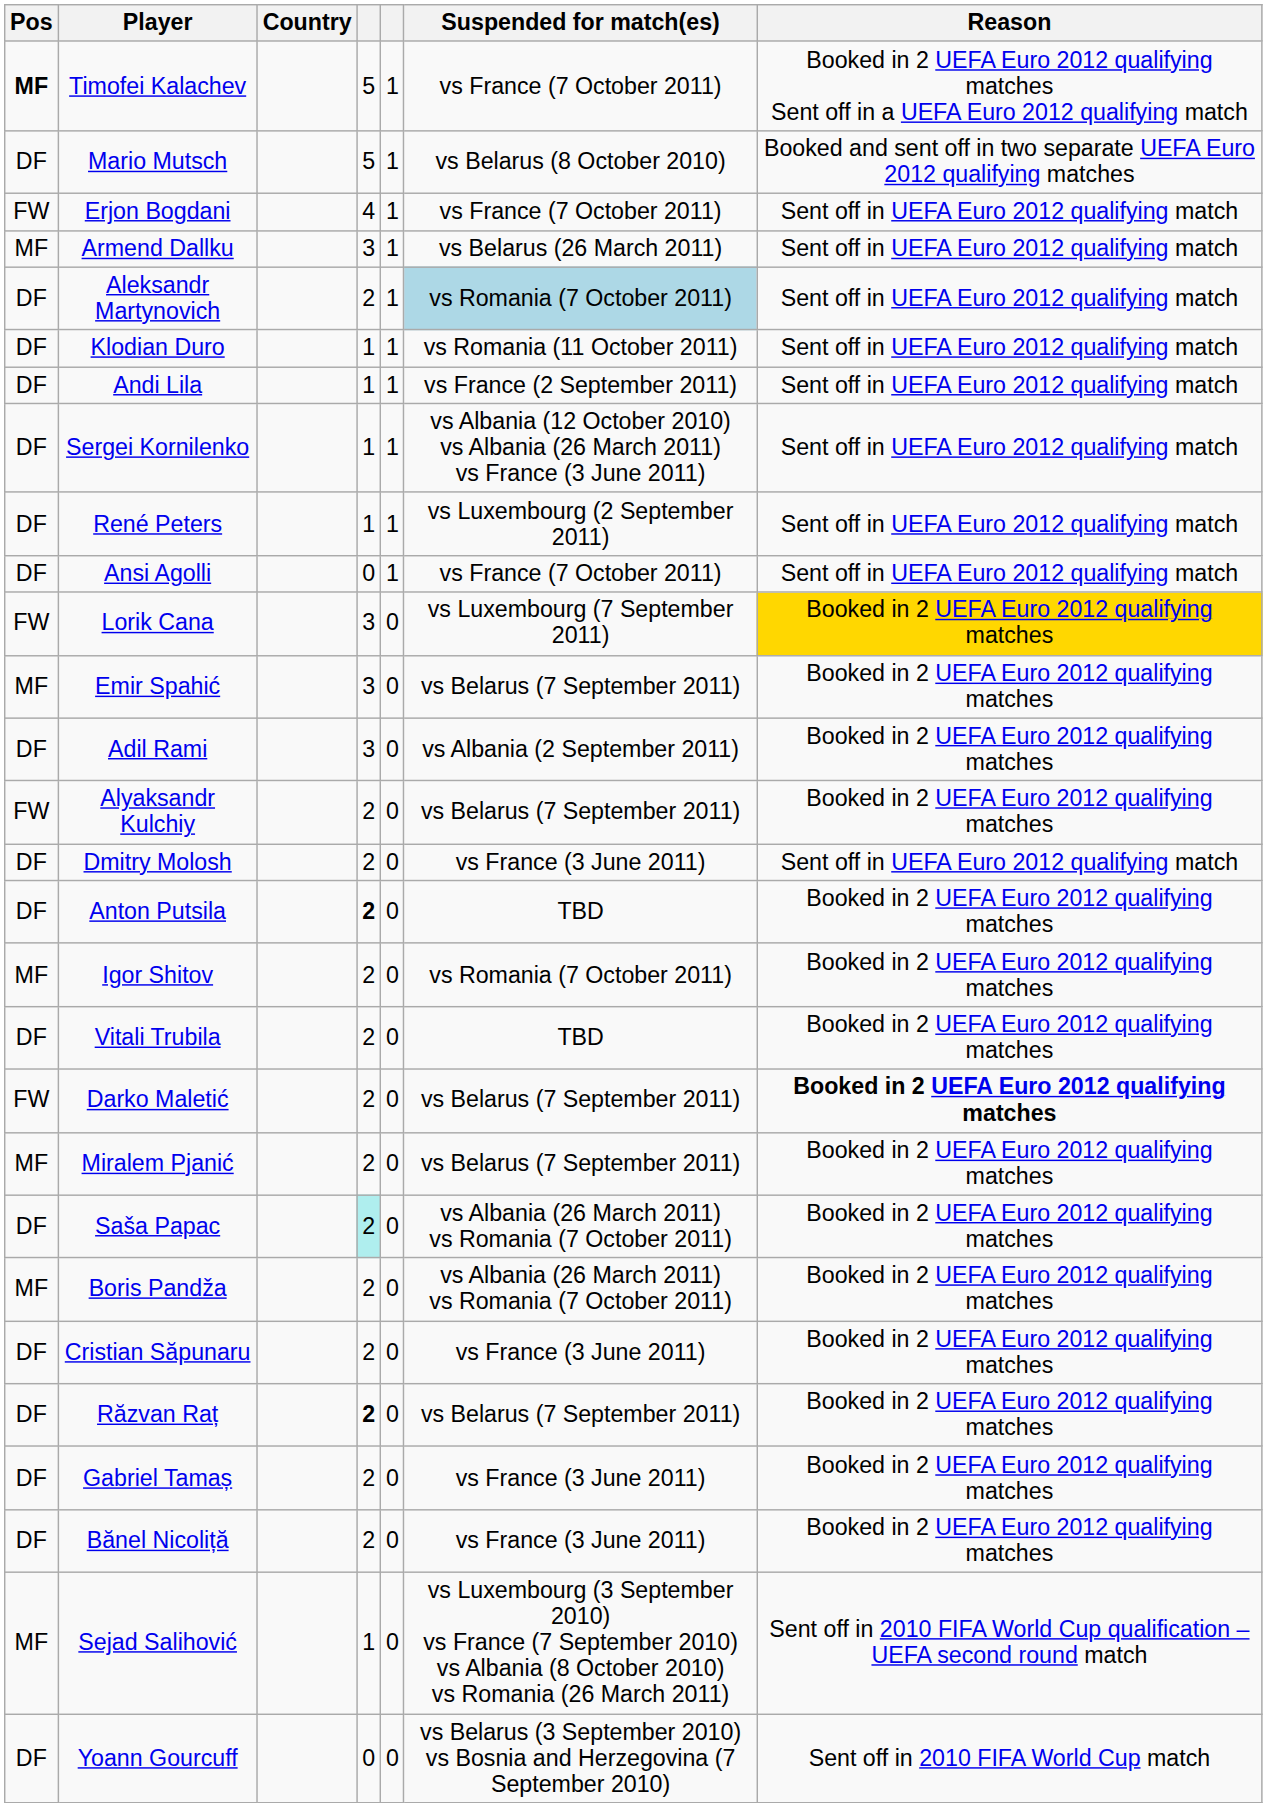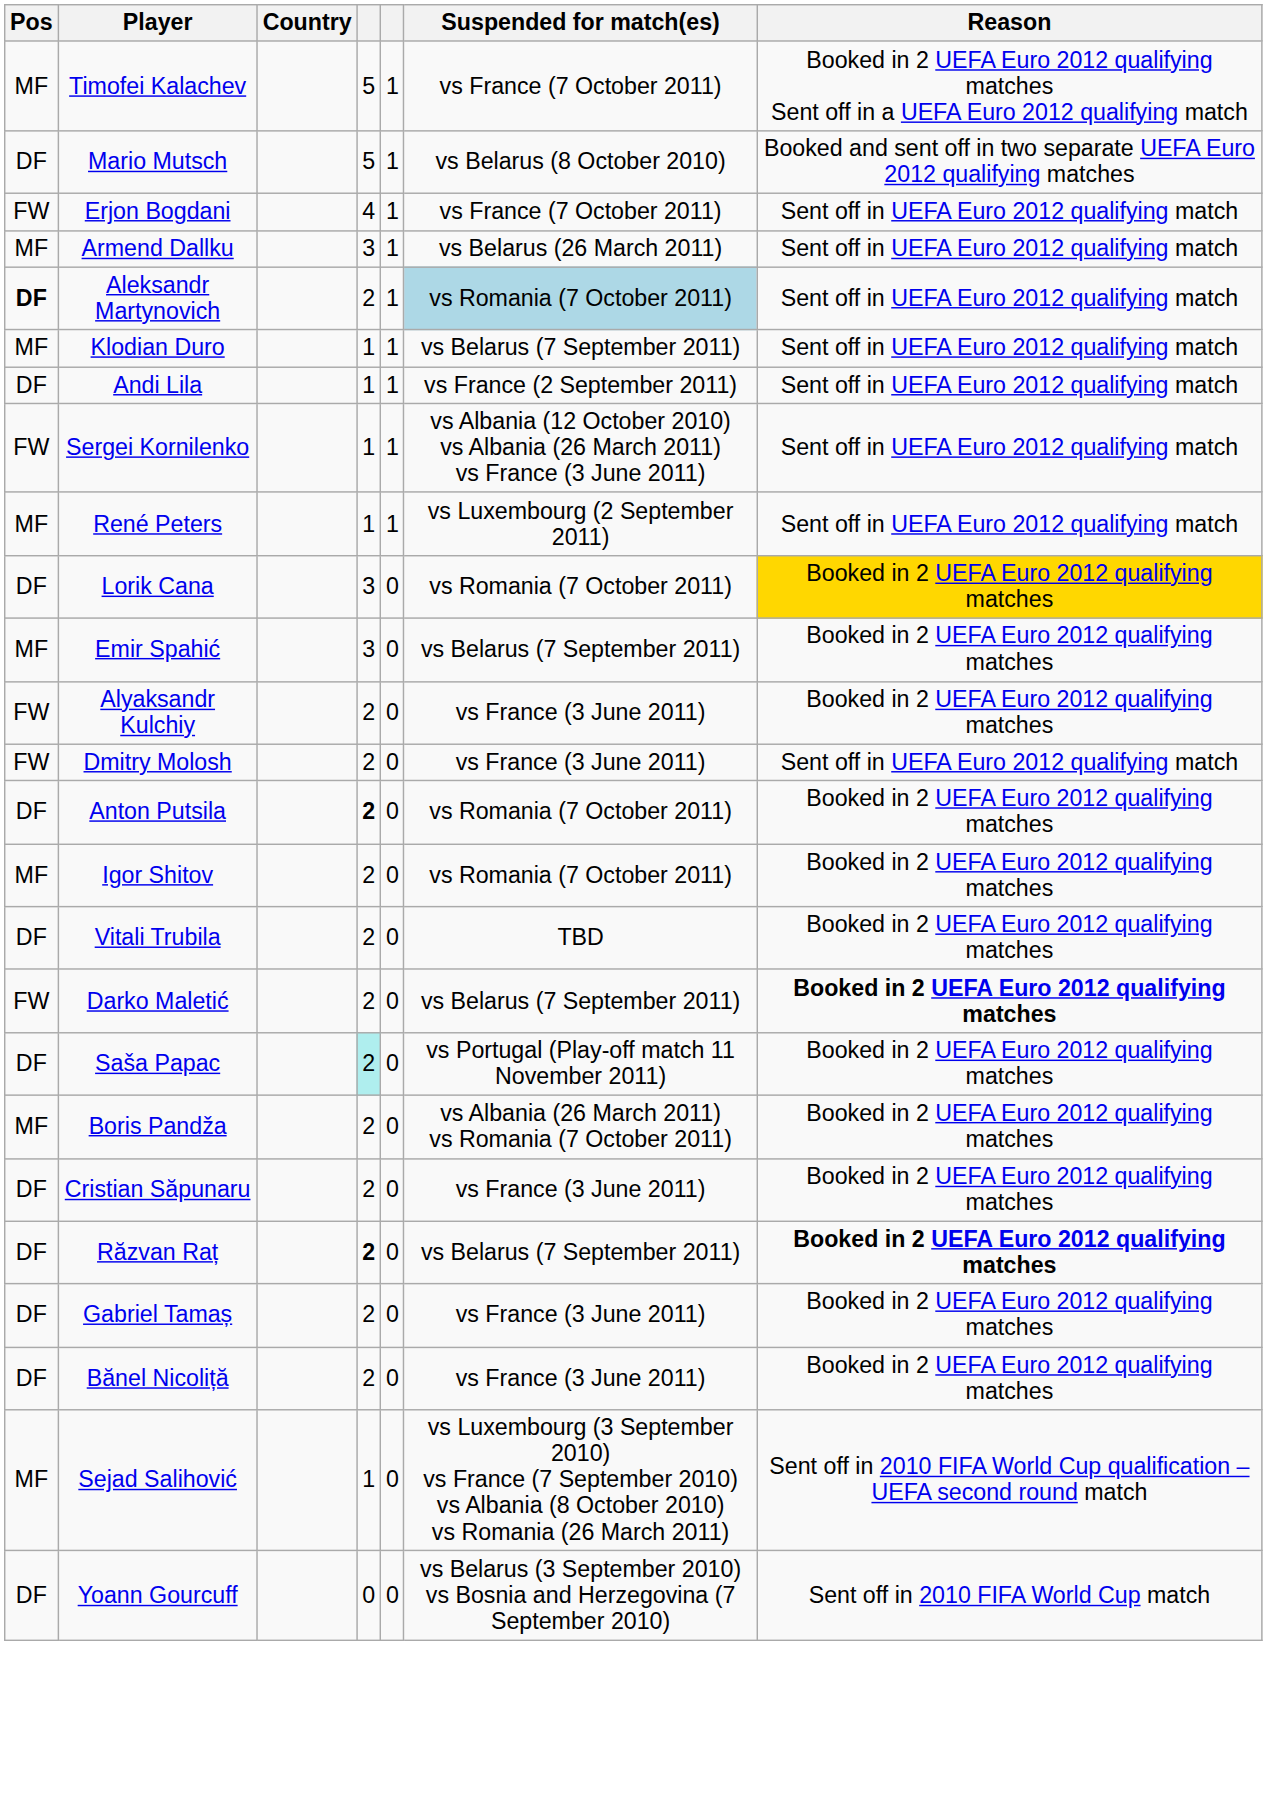(31, 85) bold -> (31, 85) normal
(31, 298) normal -> (31, 298) bold
(31, 348) DF -> (31, 348) MF
(581, 348) vs Romania (11 October 2011) -> (581, 348) vs Belarus (7 September 2011)
(31, 447) DF -> (31, 447) FW
(31, 523) DF -> (31, 523) MF
- row: (158, 573)
(31, 623) FW -> (31, 586) DF
(581, 623) vs Luxembourg (7 September 2011) -> (581, 586) vs Romania (7 October 2011)
- row: (158, 749)
(581, 812) vs Belarus (7 September 2011) -> (581, 712) vs France (3 June 2011)
(31, 861) DF -> (31, 762) FW
(581, 911) TBD -> (581, 812) vs Romania (7 October 2011)
- row: (158, 1163)
(581, 1226) vs Albania (26 March 2011) vs Romania (7 October 2011) -> (581, 1063) vs Portugal (Play-off match 11 November 2011)
(1009, 1414) normal -> (1009, 1252) bold
